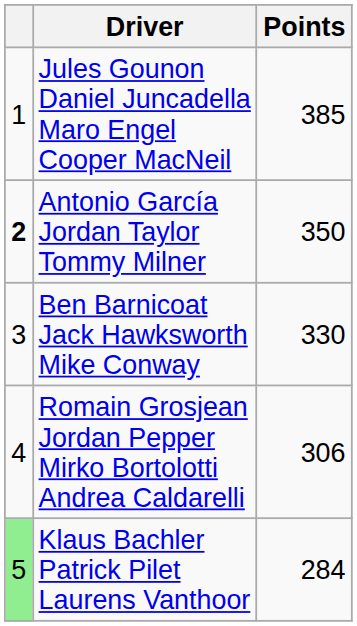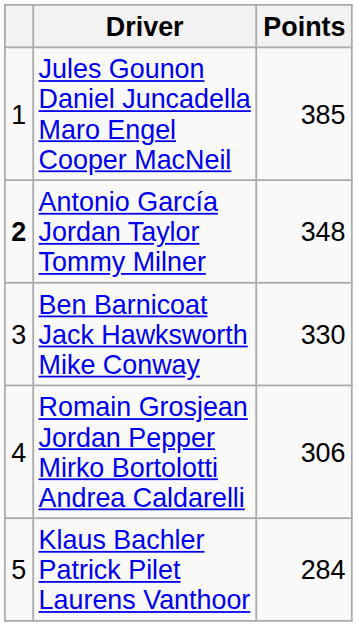(323, 232) 350 -> (323, 232) 348
(19, 570) lightgreen background -> (19, 570) no background
